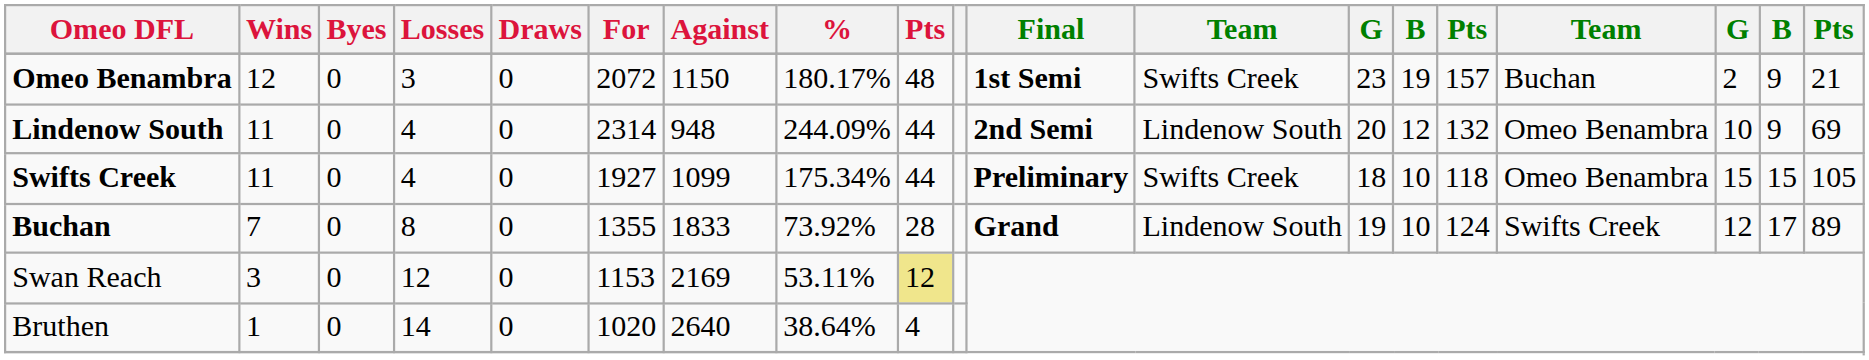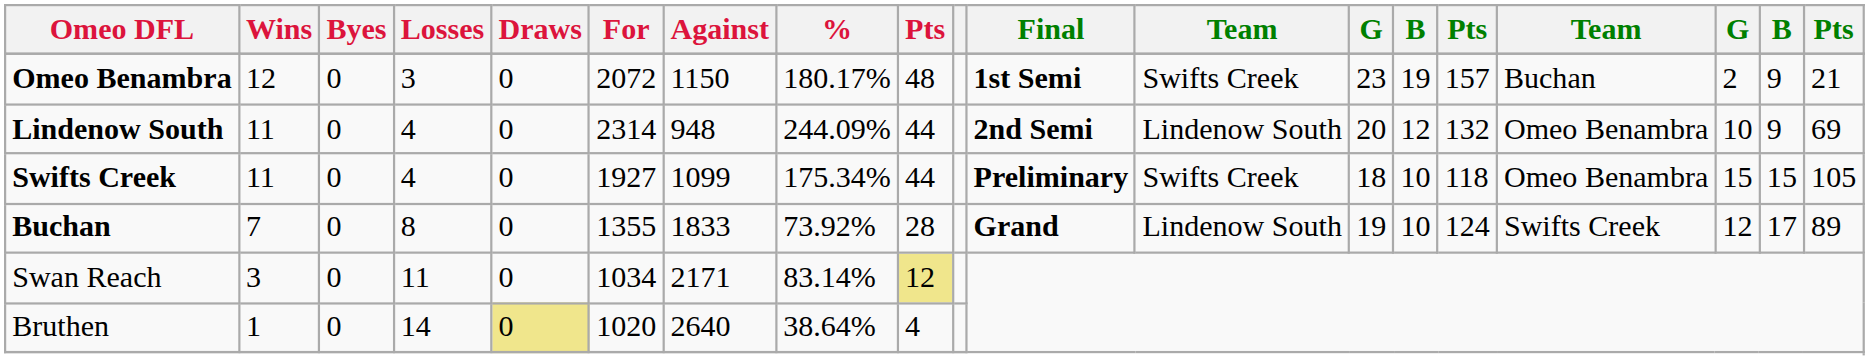(416, 276) 12 -> (415, 276) 11
(626, 276) 1153 -> (626, 276) 1034
(700, 276) 2169 -> (700, 276) 2171
(829, 276) 53.11% -> (830, 276) 83.14%
(506, 326) no background -> (506, 326) khaki background
